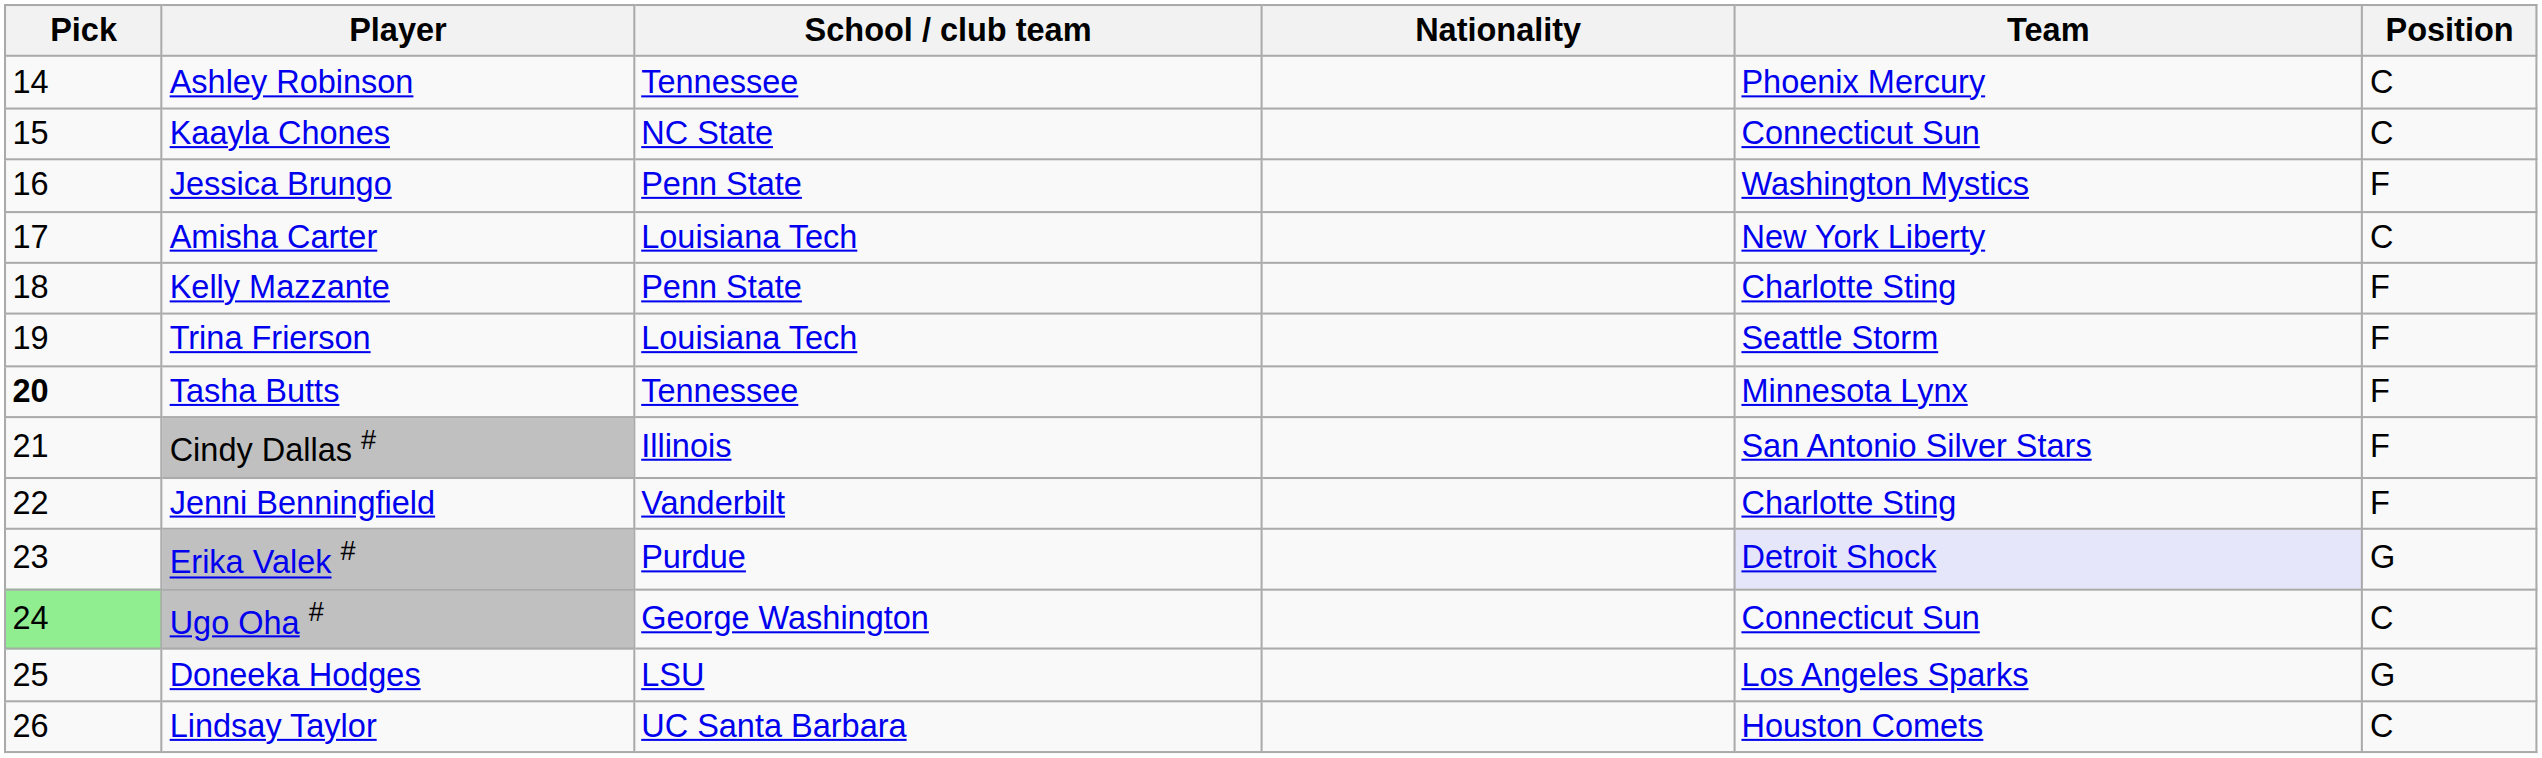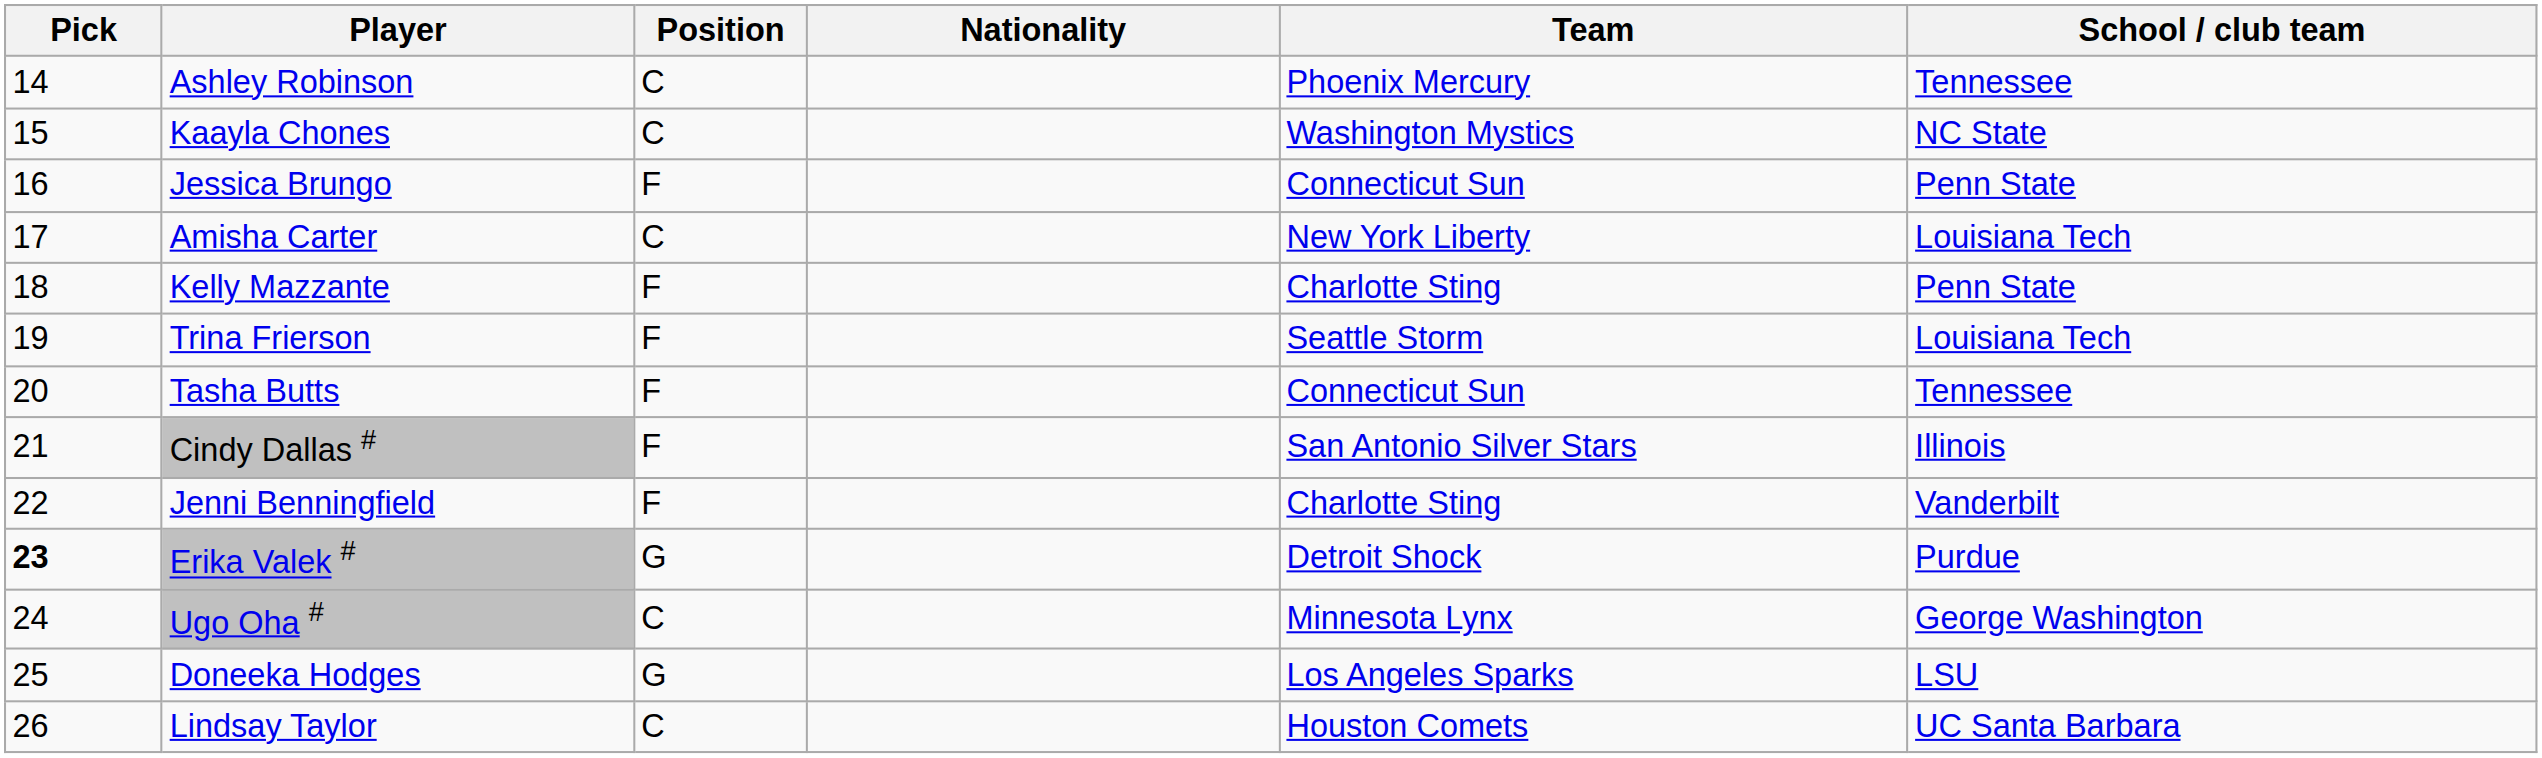columns swapped: (2450, 30) <-> (948, 30)
(1861, 133) Connecticut Sun -> (1430, 133) Washington Mystics
(1885, 184) Washington Mystics -> (1406, 184) Connecticut Sun
(31, 390) bold -> (31, 390) normal
(1855, 390) Minnesota Lynx -> (1406, 390) Connecticut Sun
(31, 558) normal -> (31, 558) bold
(1839, 558) lavender background -> (1384, 558) no background
(31, 618) lightgreen background -> (31, 618) no background
(1861, 618) Connecticut Sun -> (1400, 618) Minnesota Lynx
